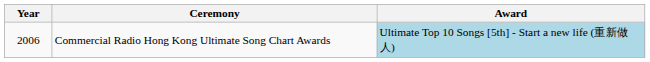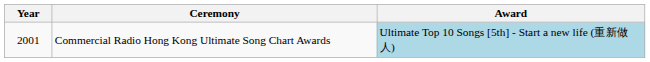(28, 40) 2006 -> (28, 40) 2001
